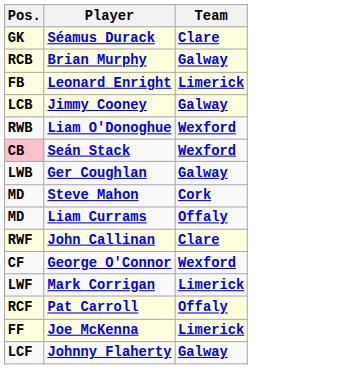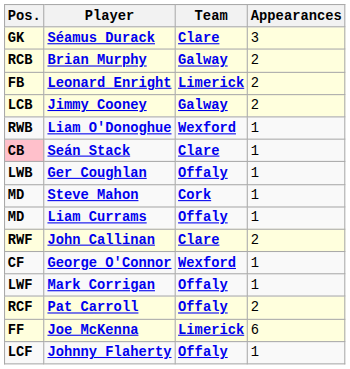+ column: (296, 16)
(207, 151) Wexford -> (199, 151) Clare
(203, 173) Galway -> (203, 173) Offaly
(211, 285) Limerick -> (203, 285) Offaly
(203, 353) Galway -> (203, 353) Offaly
